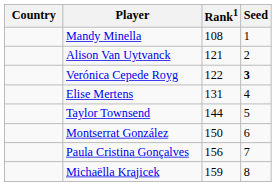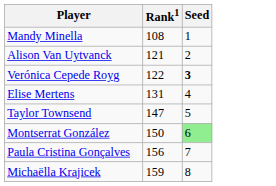- column: (34, 15)
(214, 113) 144 -> (155, 113) 147
(247, 133) no background -> (188, 133) lightgreen background
